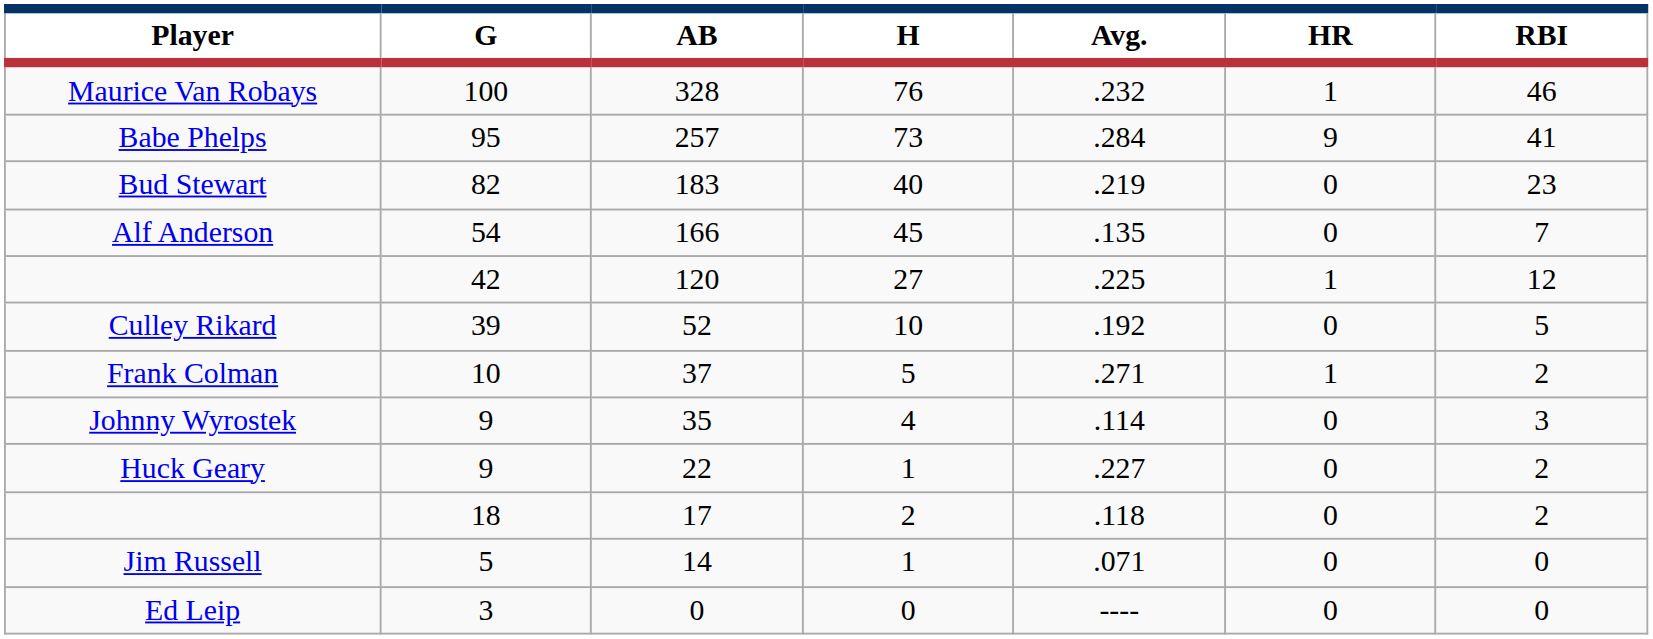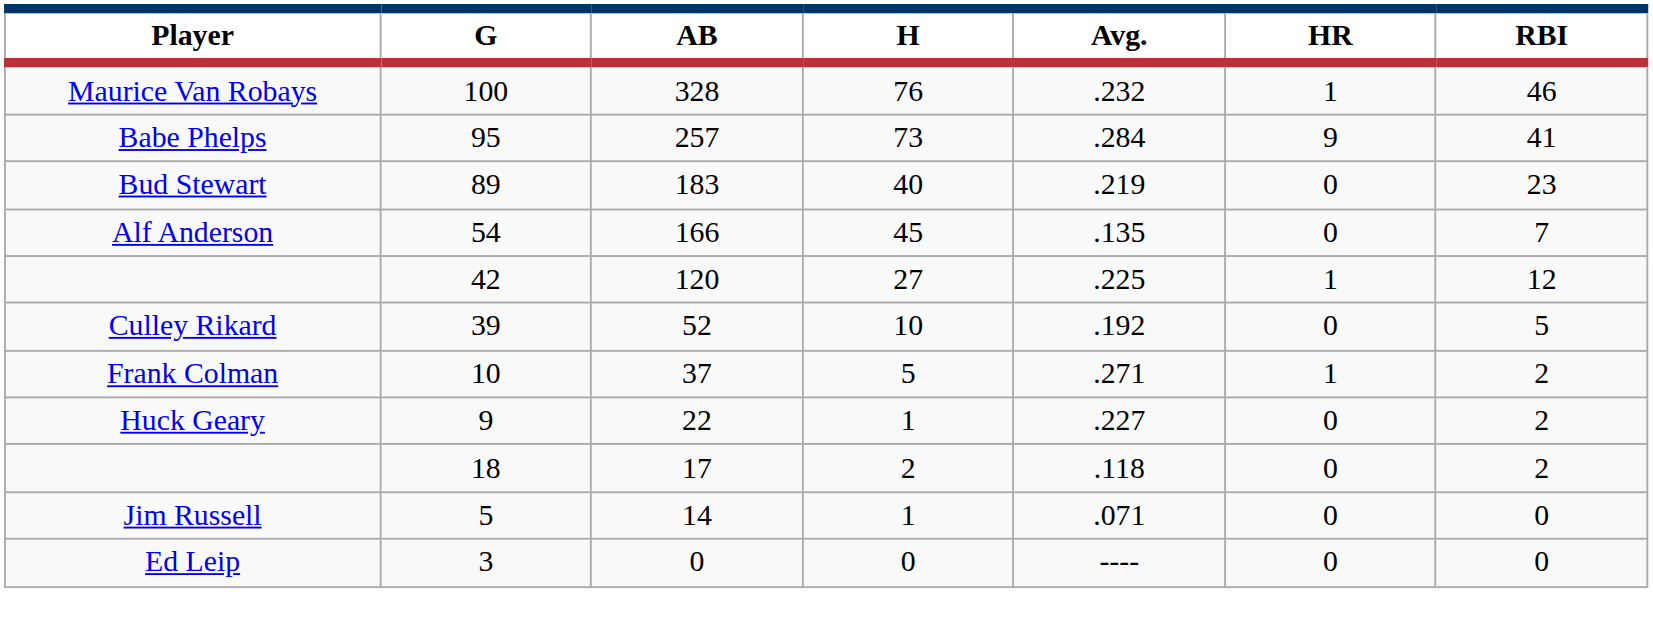(486, 184) 82 -> (486, 184) 89
- row: (193, 420)
